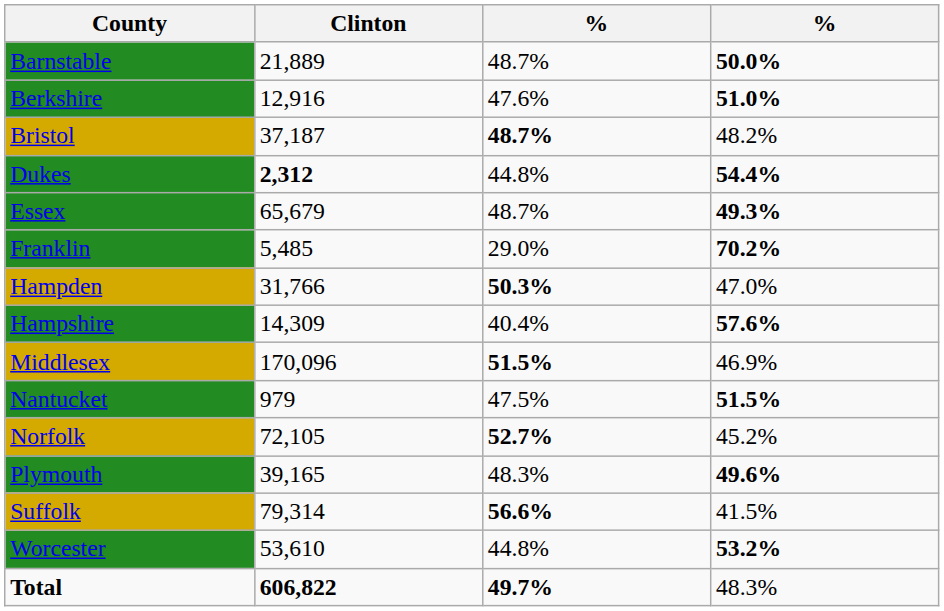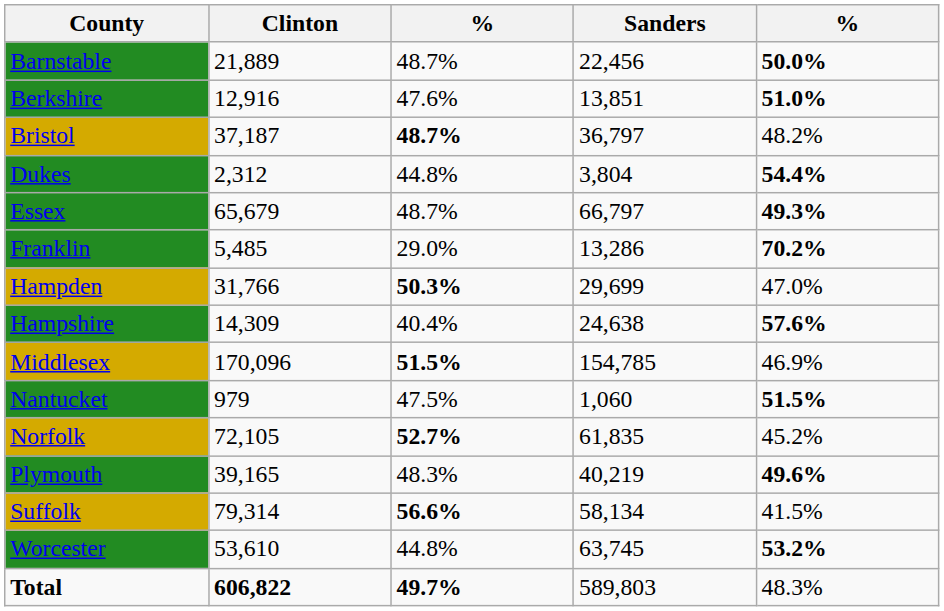+ column: (665, 23)
(286, 173) bold -> (241, 173) normal
